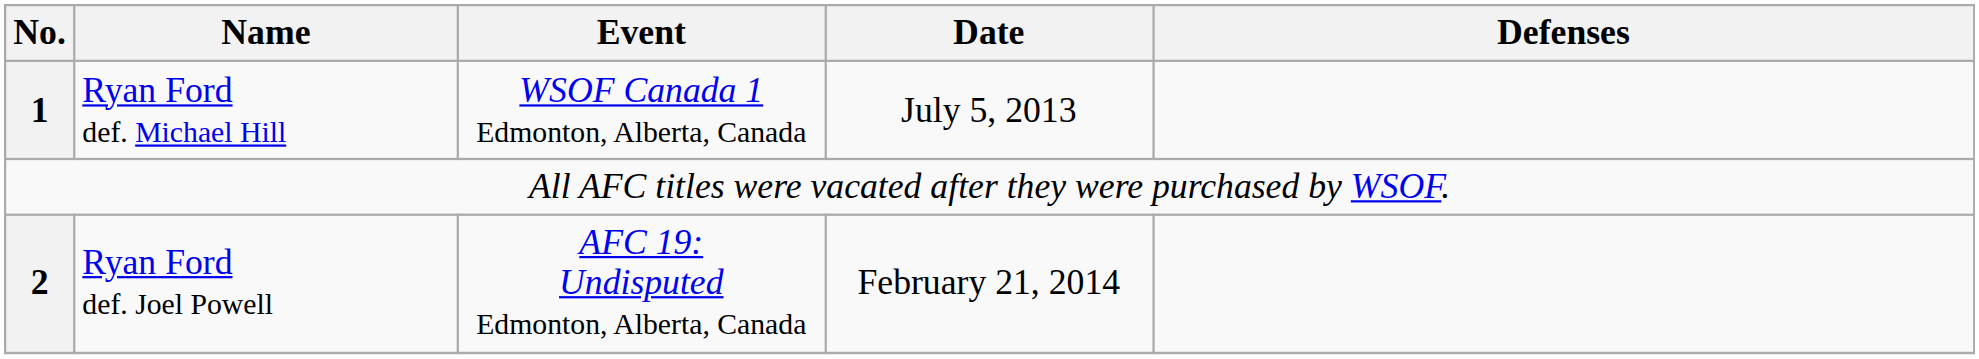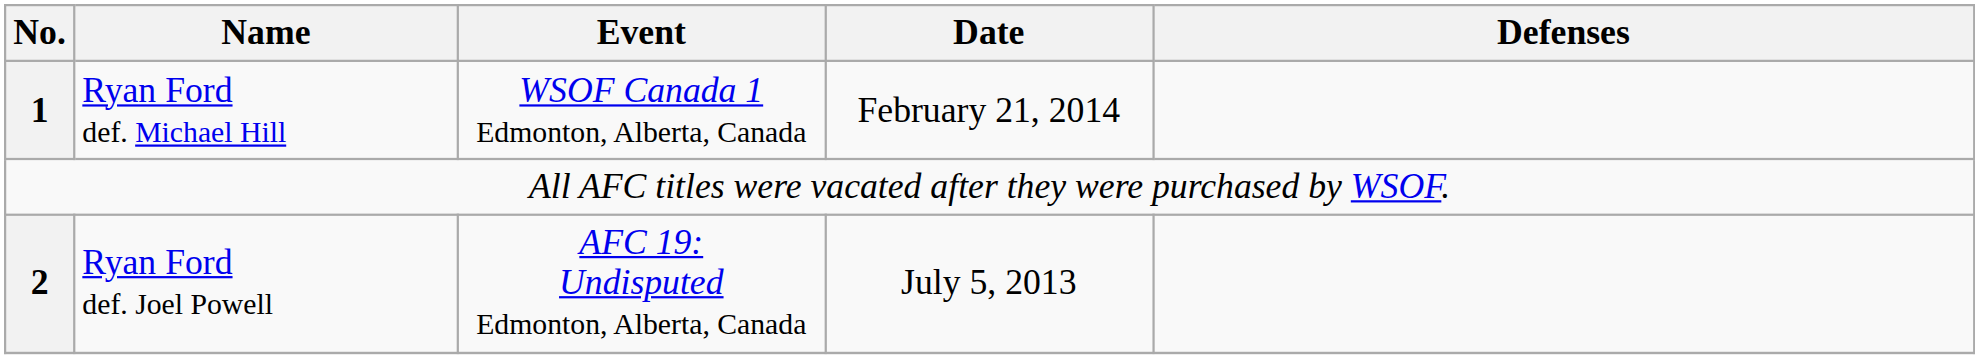(989, 109) July 5, 2013 -> (989, 109) February 21, 2014
(989, 282) February 21, 2014 -> (989, 282) July 5, 2013
